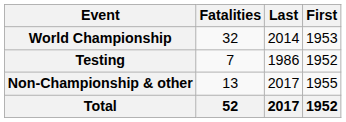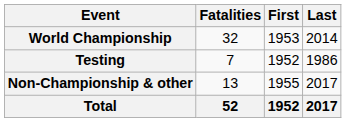columns swapped: (322, 15) <-> (284, 15)
